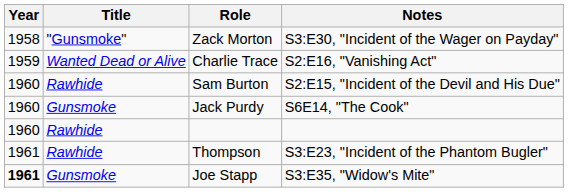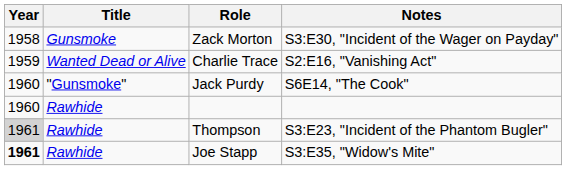(86, 38) "Gunsmoke" -> (81, 38) Gunsmoke
- row: (230, 84)
(81, 107) Gunsmoke -> (86, 84) "Gunsmoke"
(24, 152) no background -> (24, 130) lightgrey background
(81, 175) Gunsmoke -> (74, 152) Rawhide
